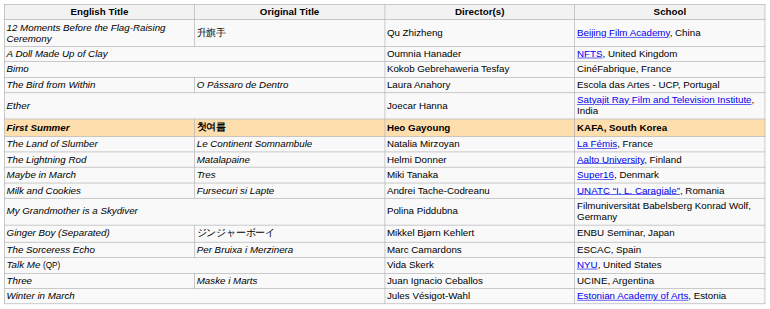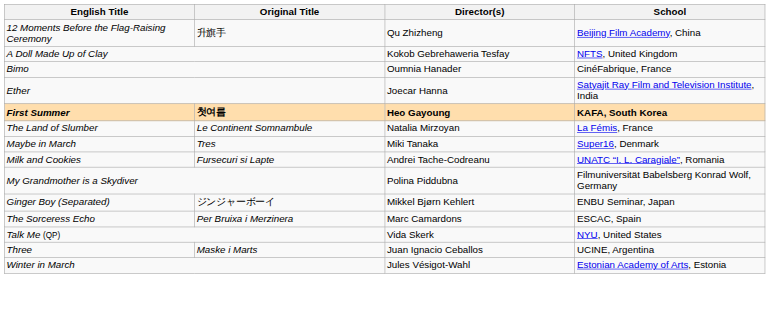(424, 54) Oumnia Hanader -> (448, 54) Kokob Gebrehaweria Tesfay
(448, 69) Kokob Gebrehaweria Tesfay -> (424, 69) Oumnia Hanader
- row: (51, 85)
- row: (46, 159)
